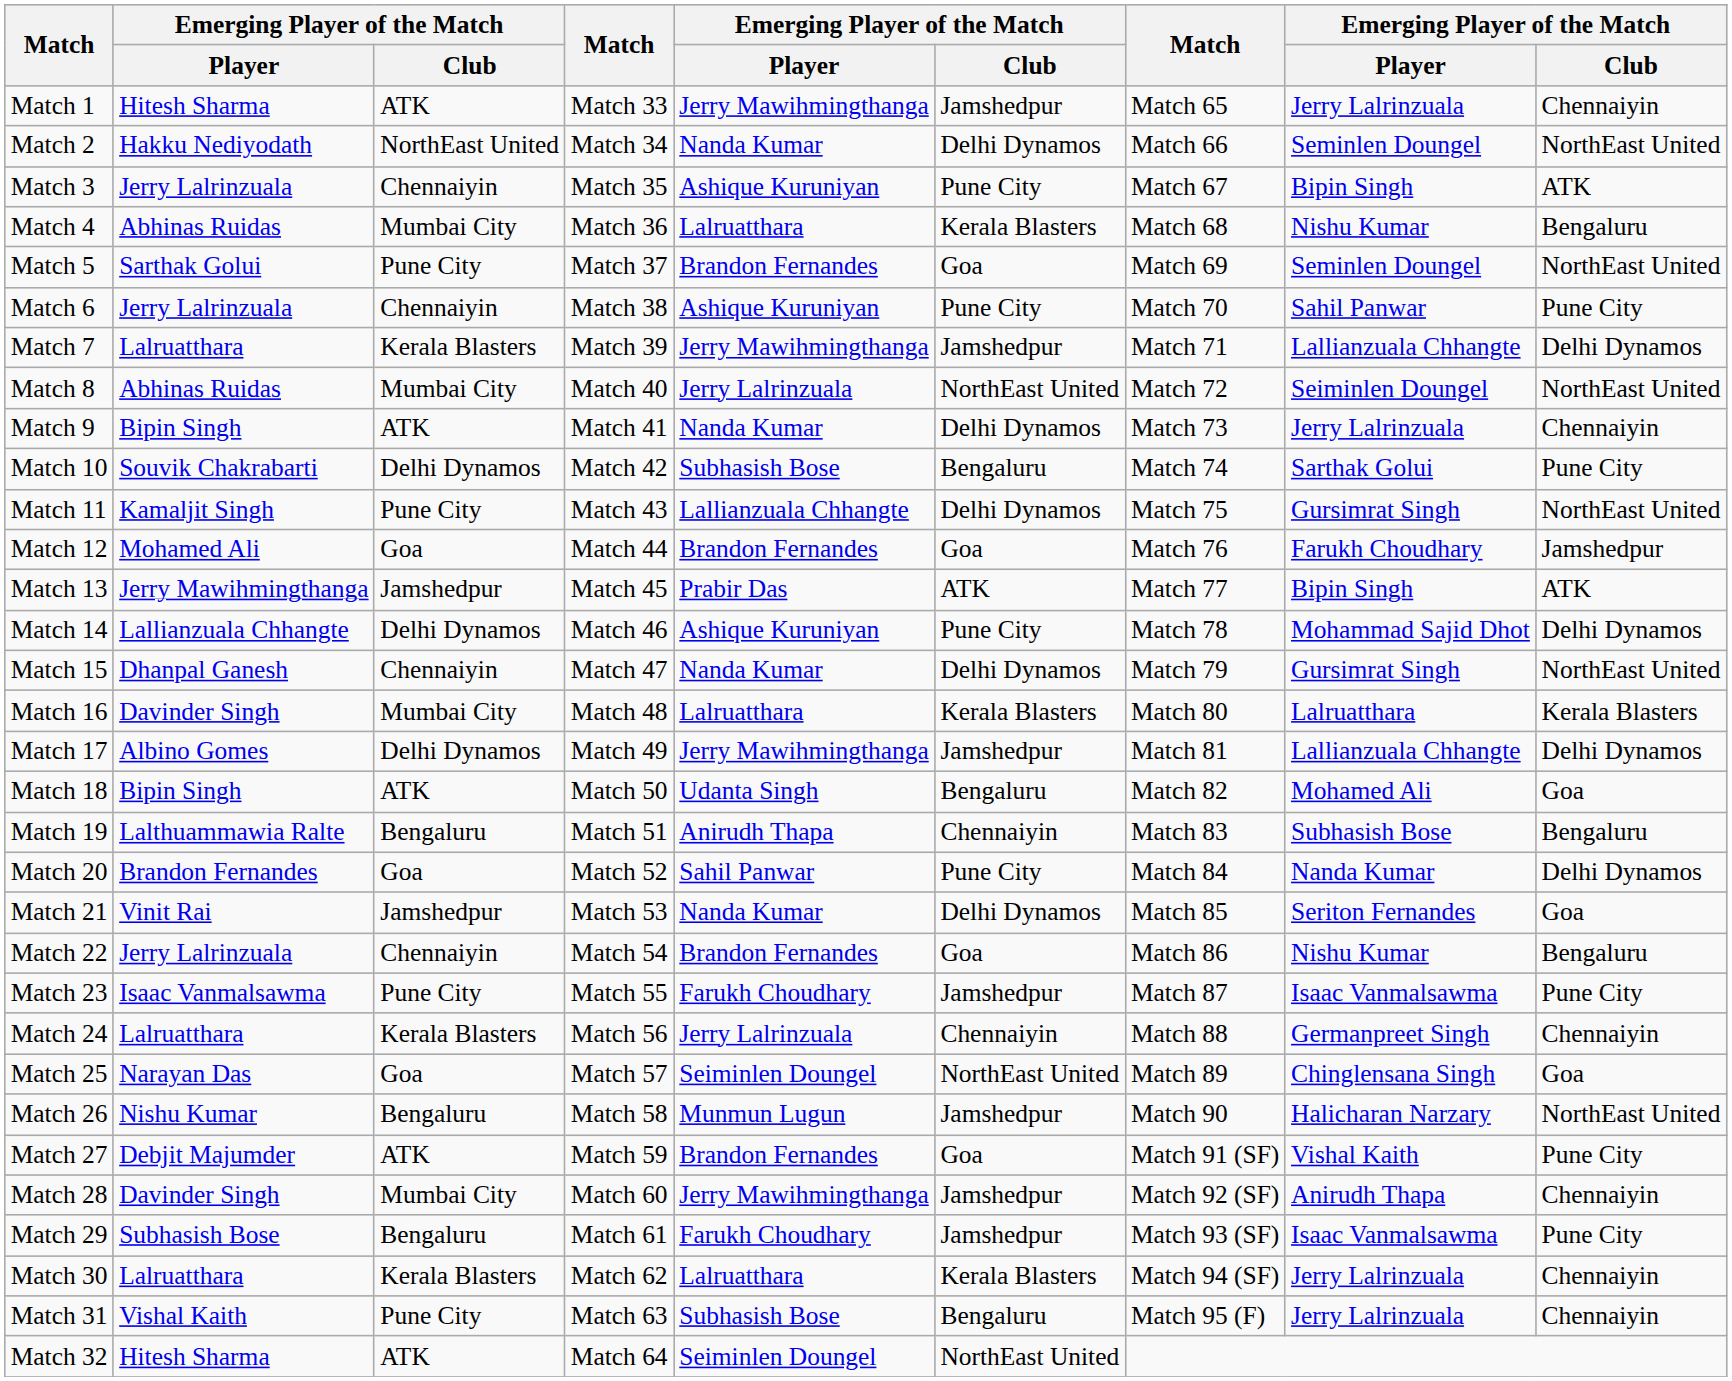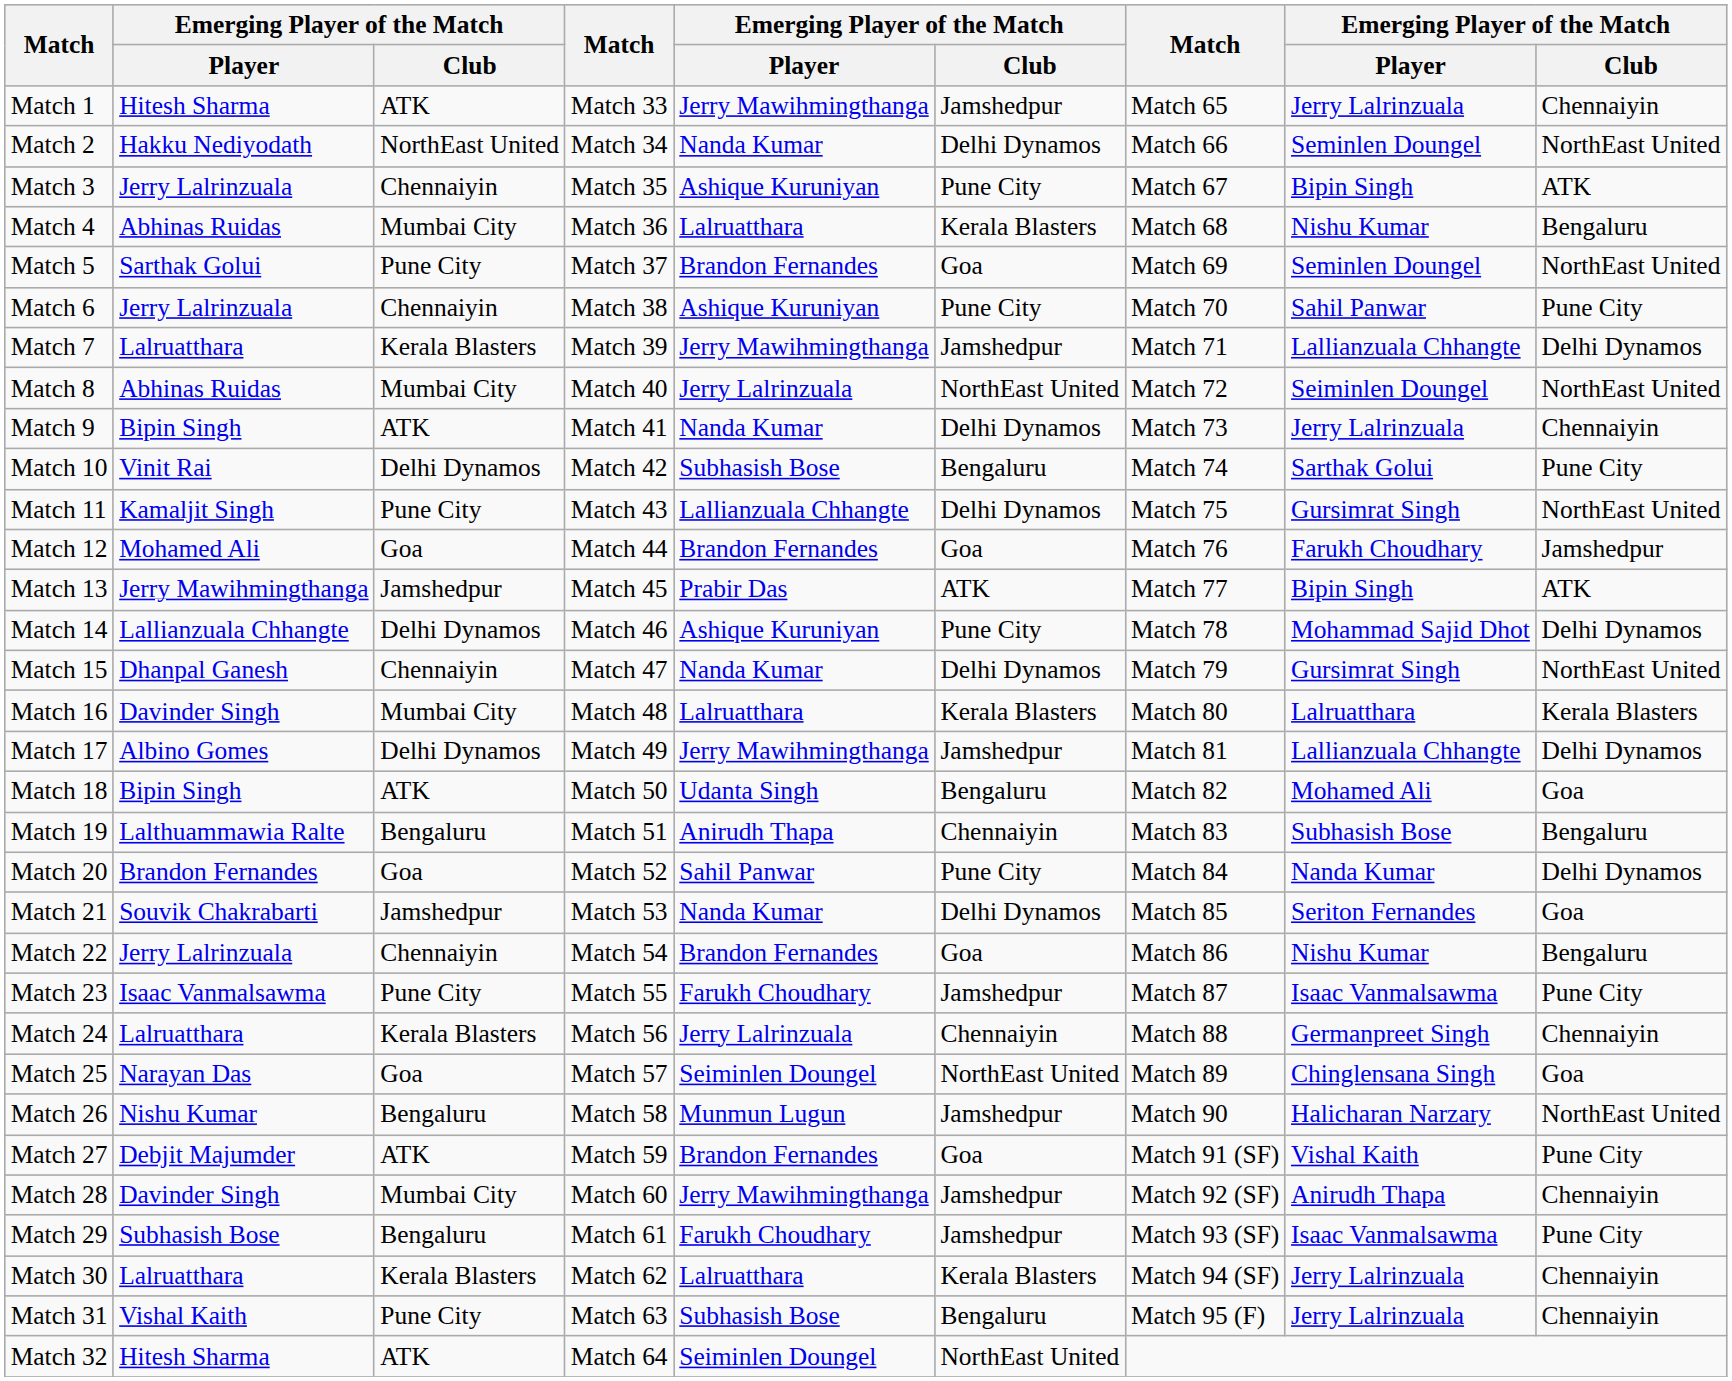(218, 468) Souvik Chakrabarti -> (165, 468) Vinit Rai
(165, 912) Vinit Rai -> (218, 912) Souvik Chakrabarti
